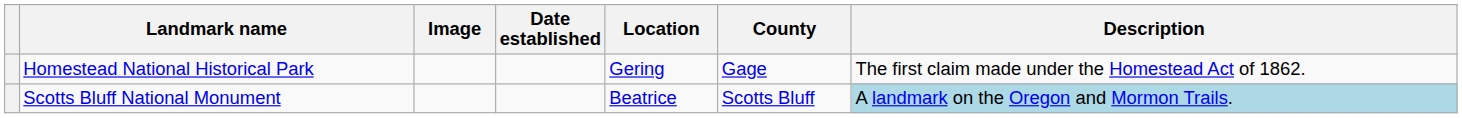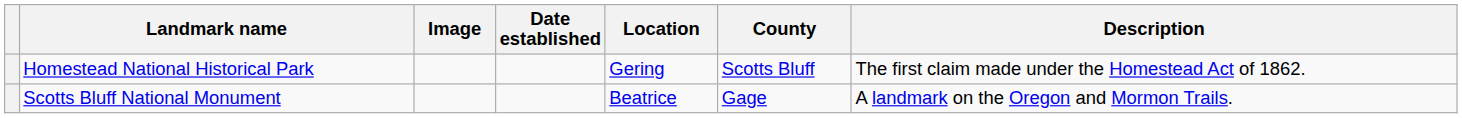(744, 68) Gage -> (768, 68) Scotts Bluff
(768, 98) Scotts Bluff -> (744, 98) Gage
(1044, 98) lightblue background -> (1044, 98) no background
